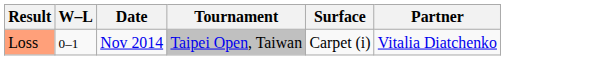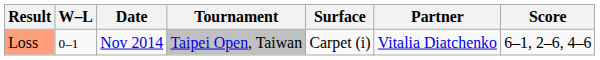+ column: (548, 17)
